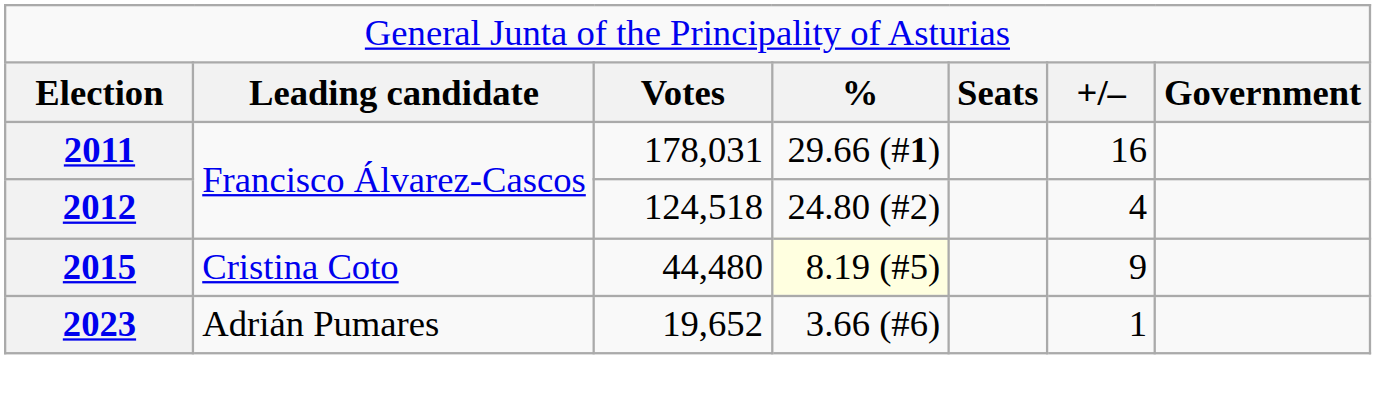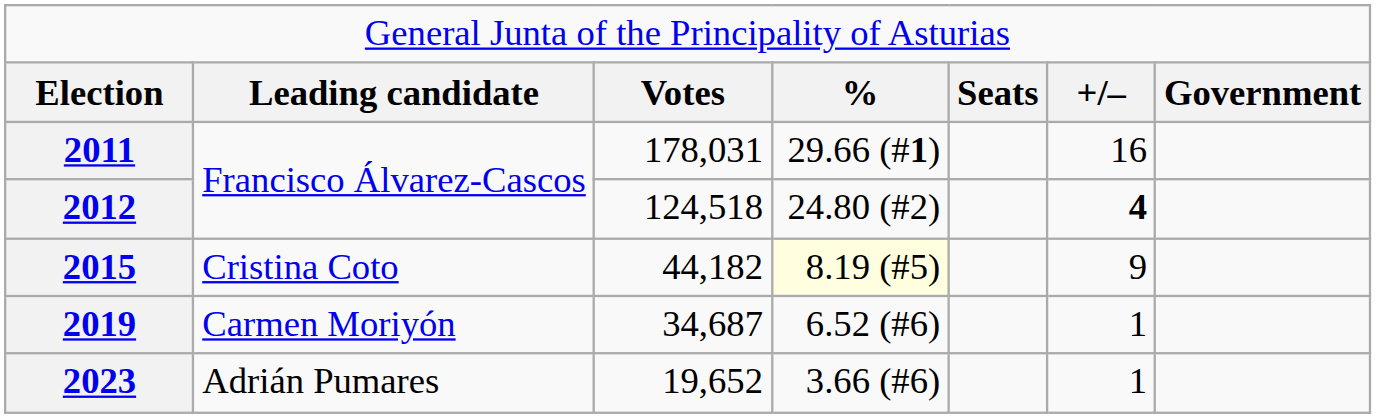(1138, 207) normal -> (1138, 207) bold
(713, 265) 44,480 -> (713, 265) 44,182
+ row: (99, 324)
